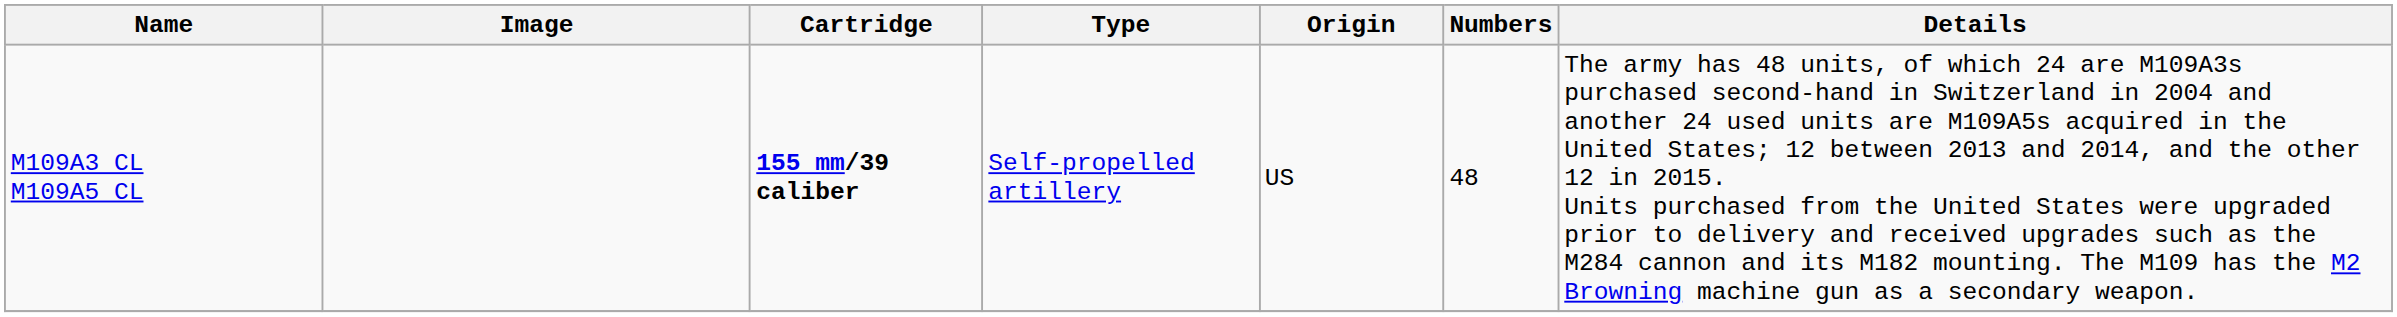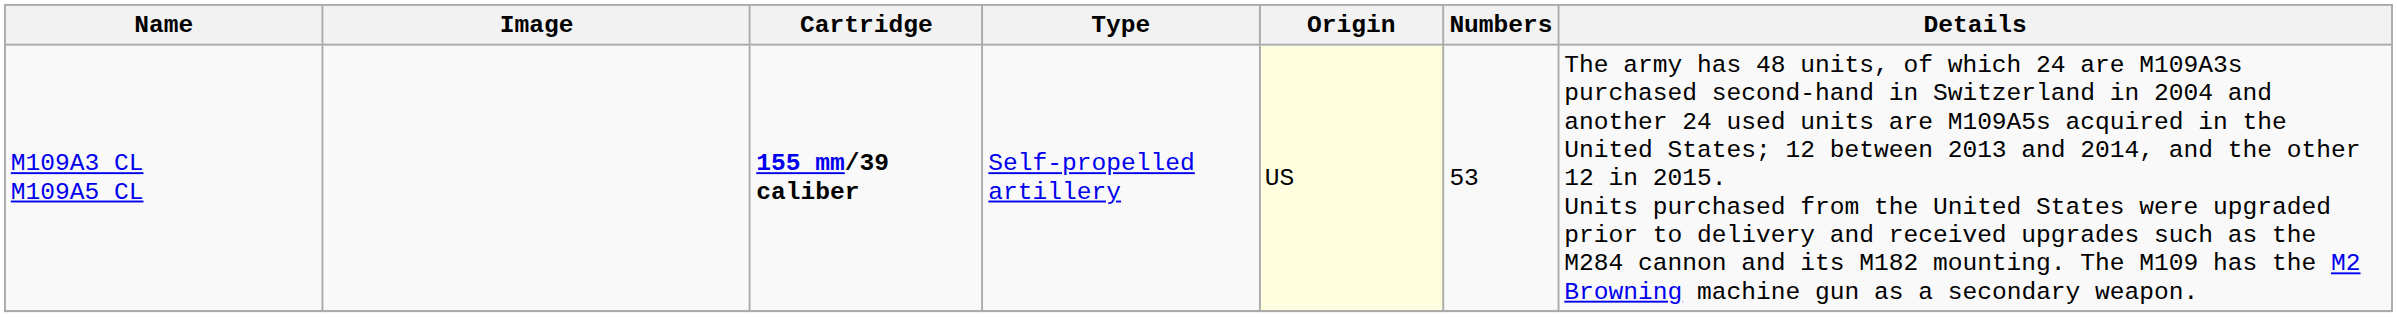(1280, 178) no background -> (1280, 178) lightyellow background
(1464, 178) 48 -> (1464, 178) 53
